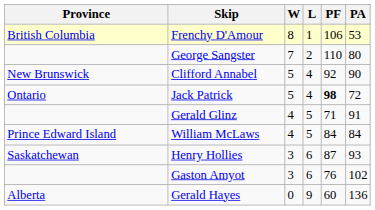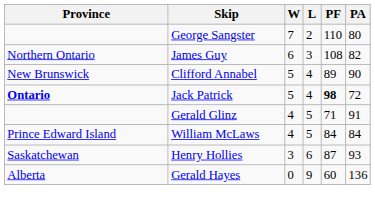- row: (217, 34)
+ row: (199, 54)
(330, 74) 92 -> (330, 74) 89
(27, 94) normal -> (29, 94) bold
- row: (208, 174)
